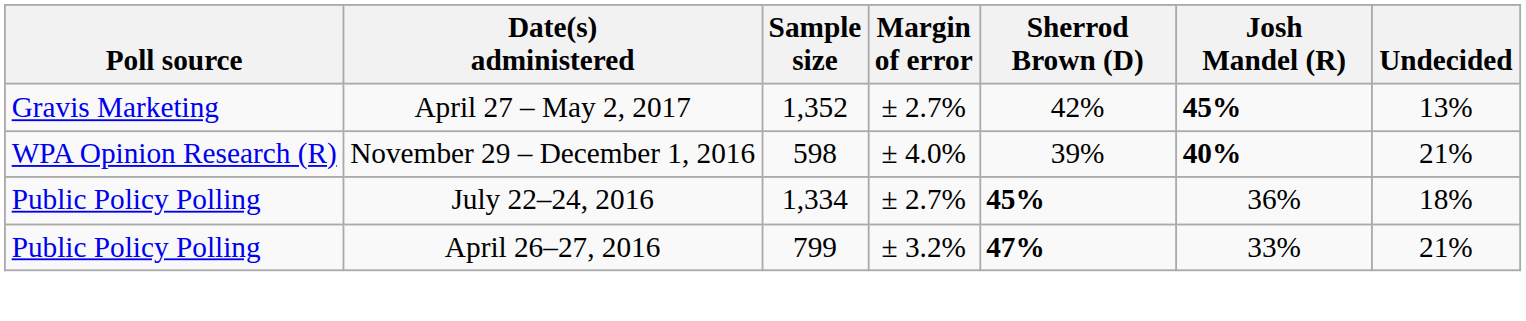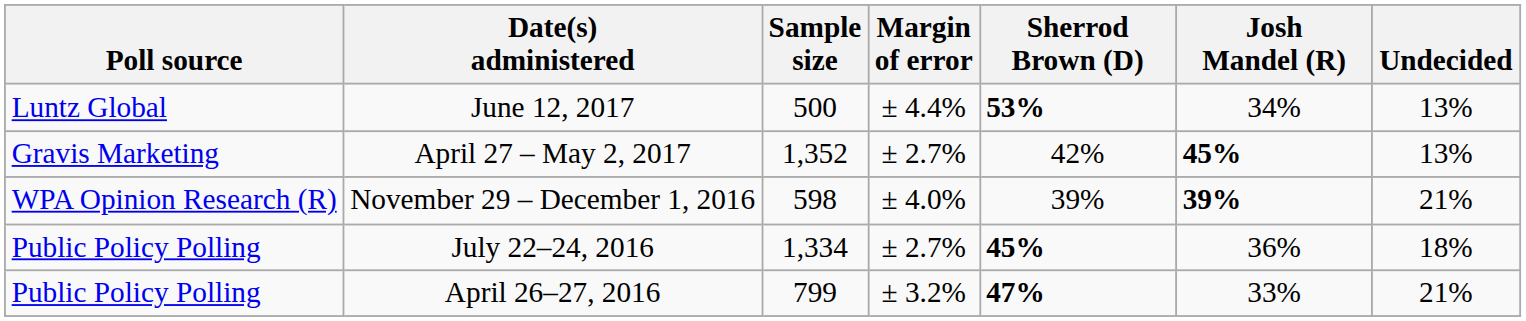+ row: (553, 107)
(1212, 153) 40% -> (1212, 199) 39%
